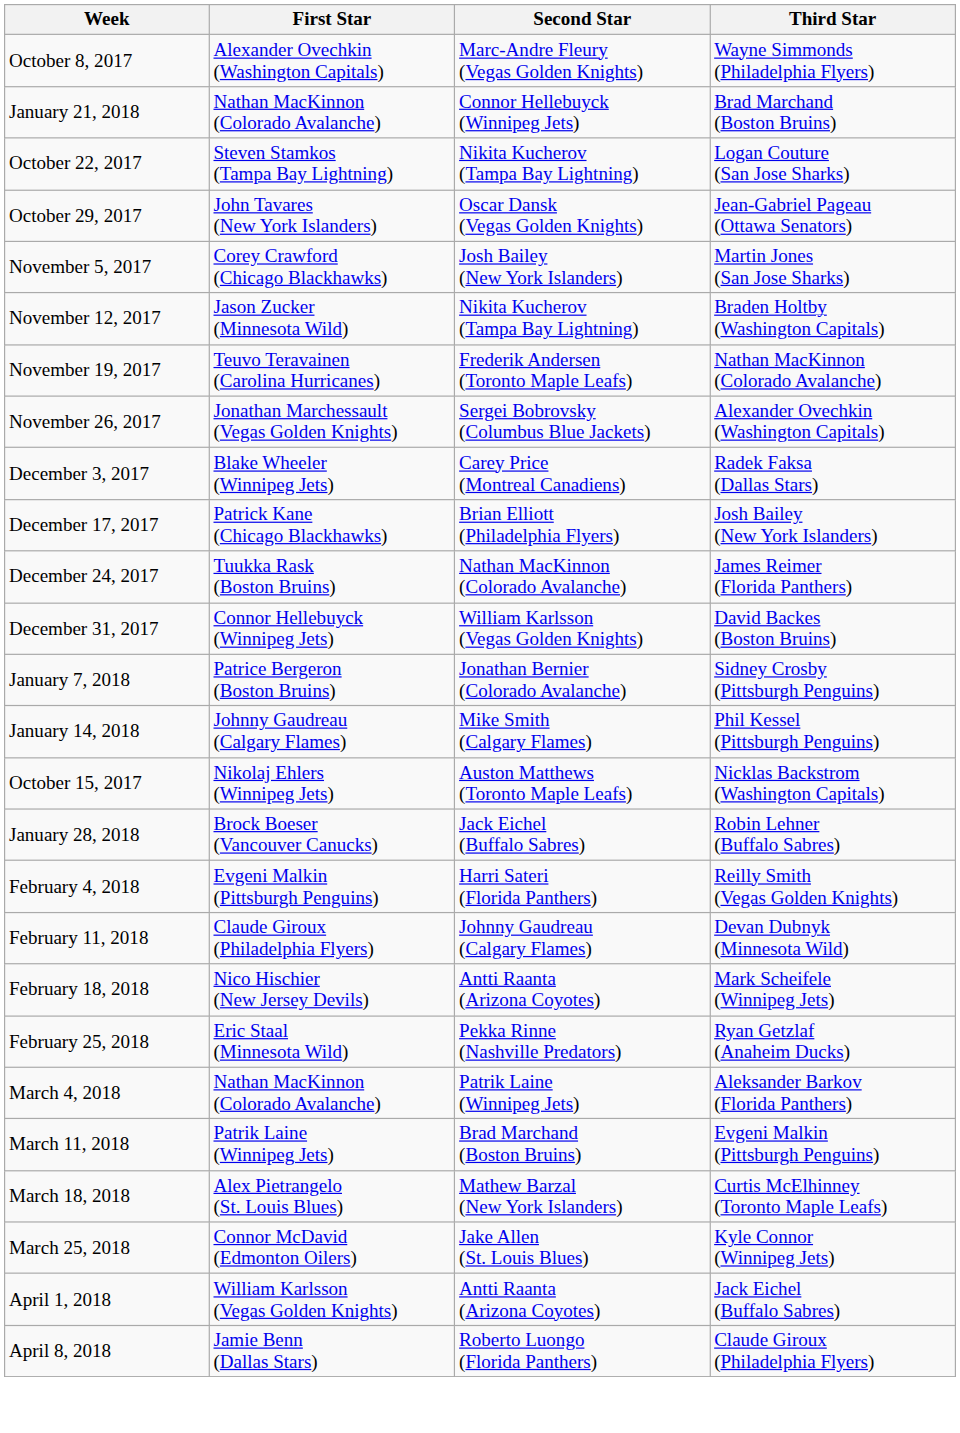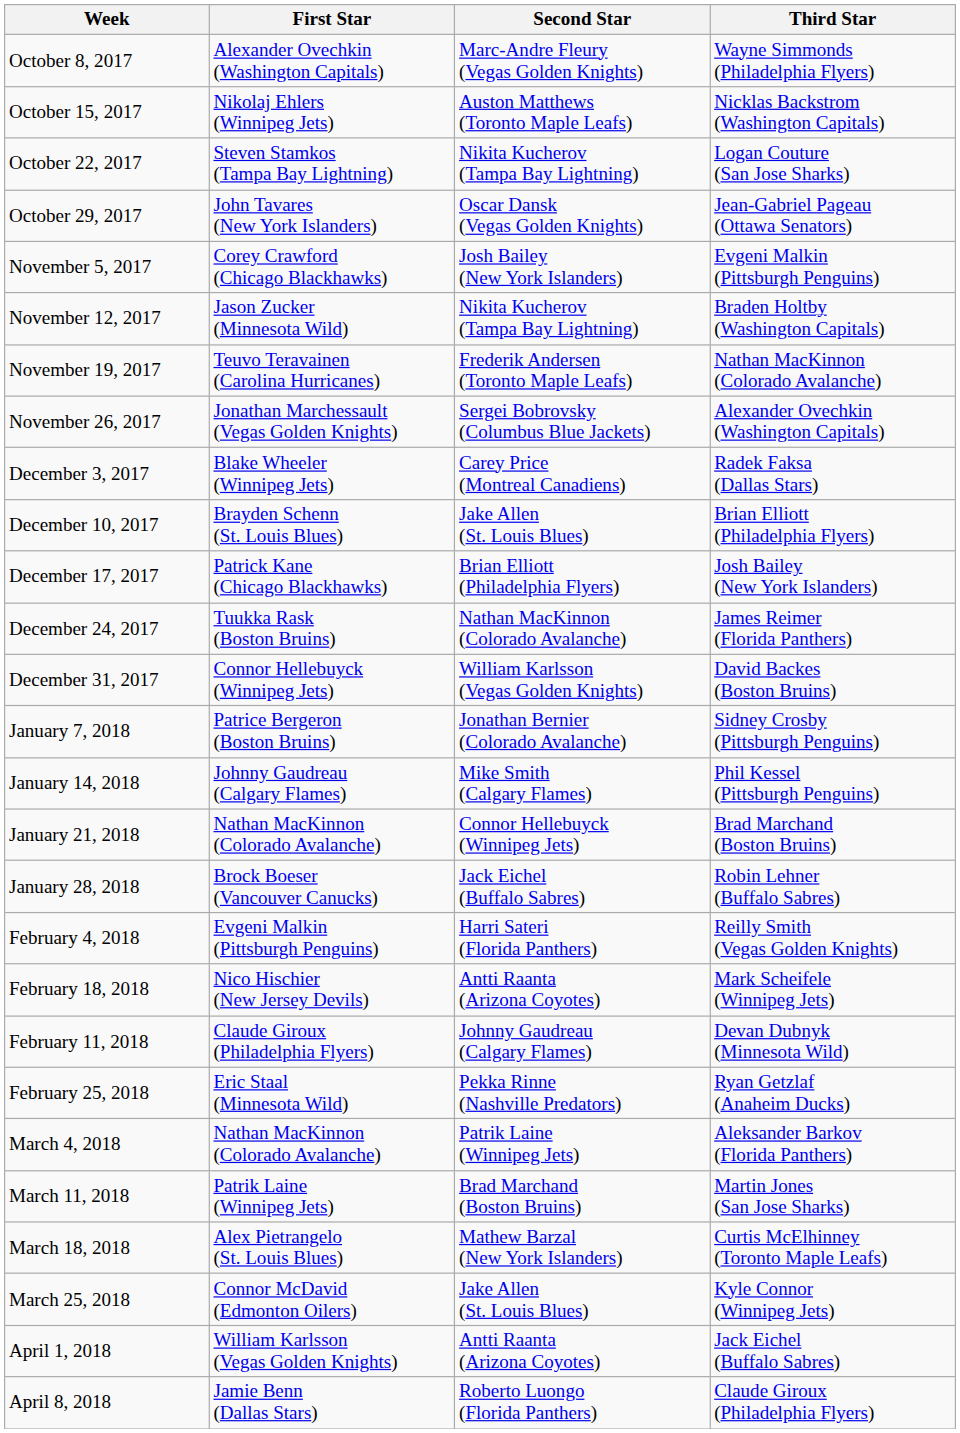rows swapped: (75, 783) <-> (74, 112)
(782, 266) Martin Jones (San Jose Sharks) -> (797, 266) Evgeni Malkin (Pittsburgh Penguins)
+ row: (84, 525)
rows swapped: (79, 937) <-> (79, 989)
(797, 1144) Evgeni Malkin (Pittsburgh Penguins) -> (782, 1196) Martin Jones (San Jose Sharks)
